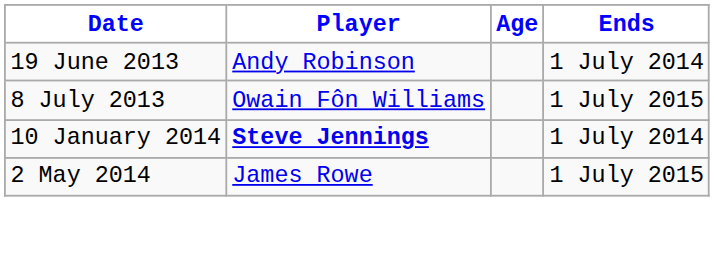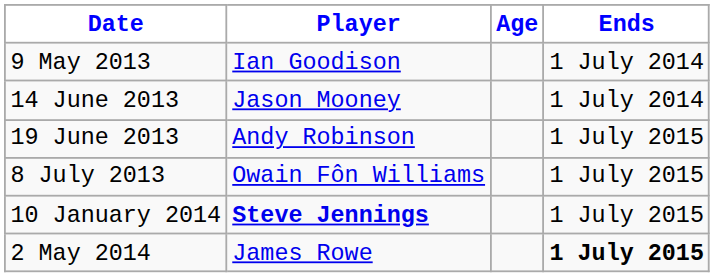+ row: (81, 62)
+ row: (95, 100)
(627, 62) 1 July 2014 -> (627, 138) 1 July 2015
(627, 138) 1 July 2014 -> (627, 215) 1 July 2015
(627, 177) normal -> (627, 253) bold
